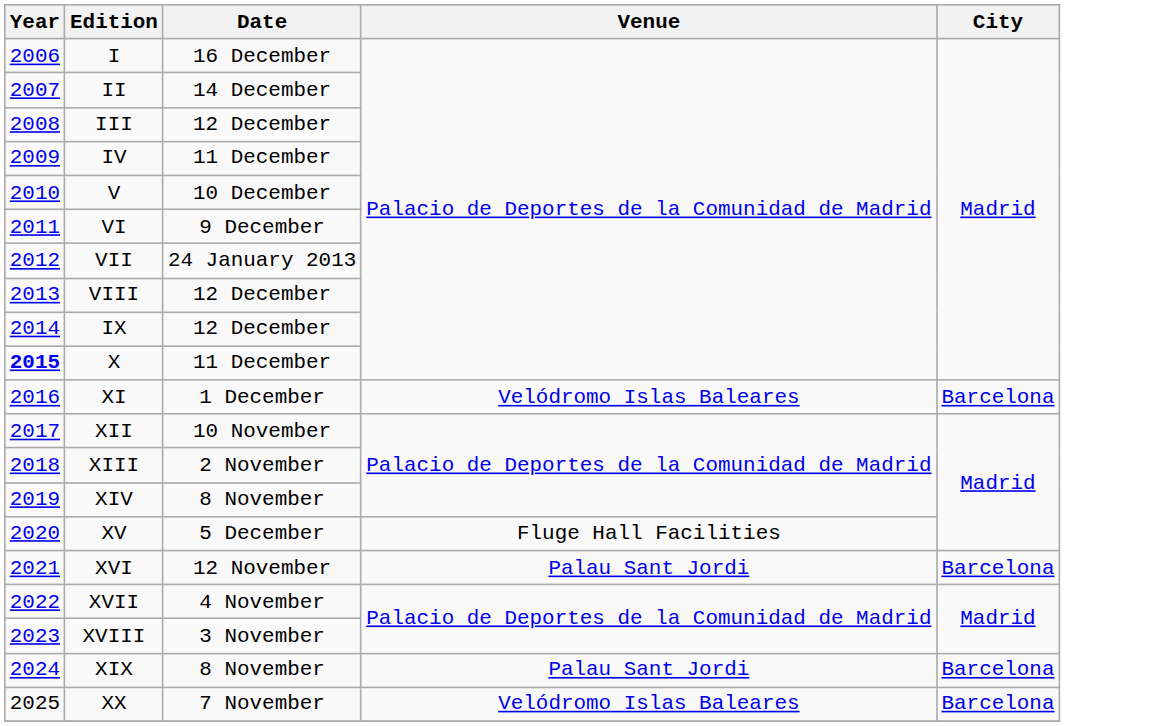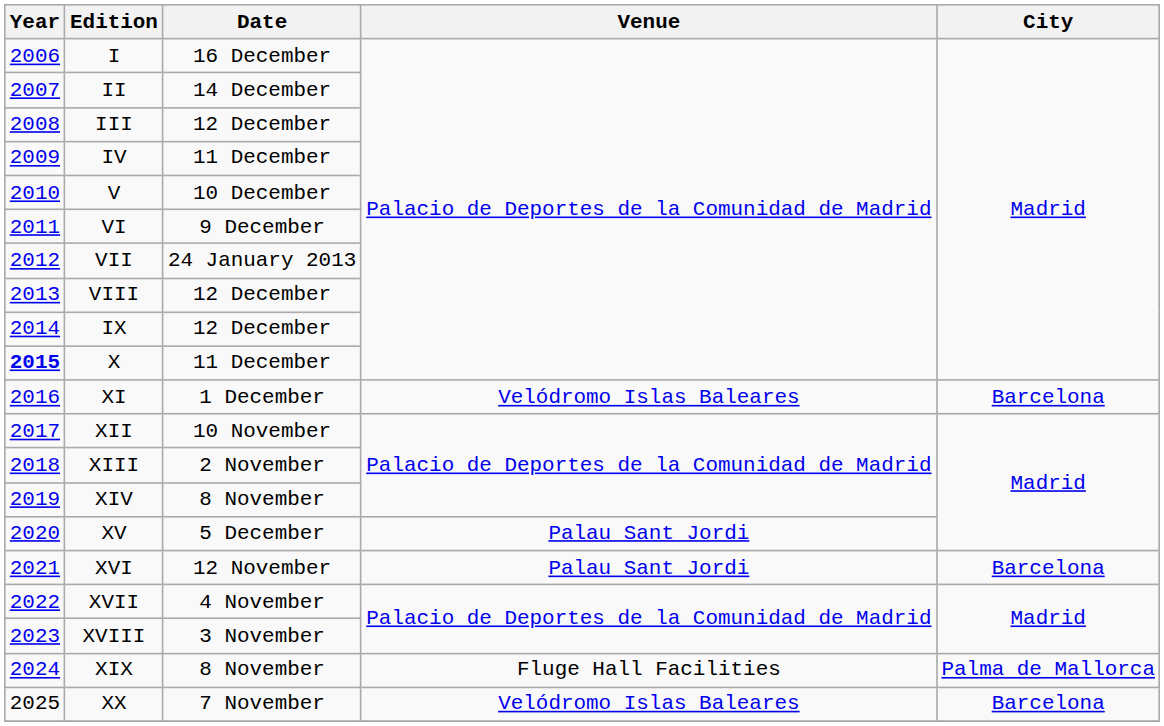(649, 534) Fluge Hall Facilities -> (649, 534) Palau Sant Jordi
(649, 670) Palau Sant Jordi -> (649, 670) Fluge Hall Facilities
(998, 670) Barcelona -> (1048, 670) Palma de Mallorca
